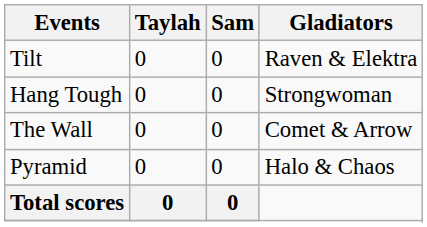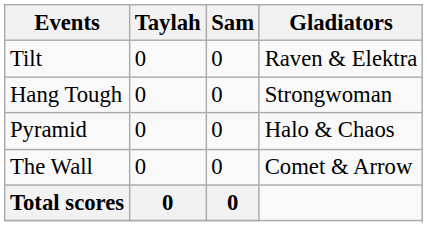rows swapped: (51, 130) <-> (48, 166)
